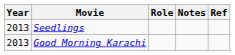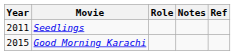(18, 27) 2013 -> (18, 27) 2011
(18, 42) 2013 -> (18, 42) 2015
